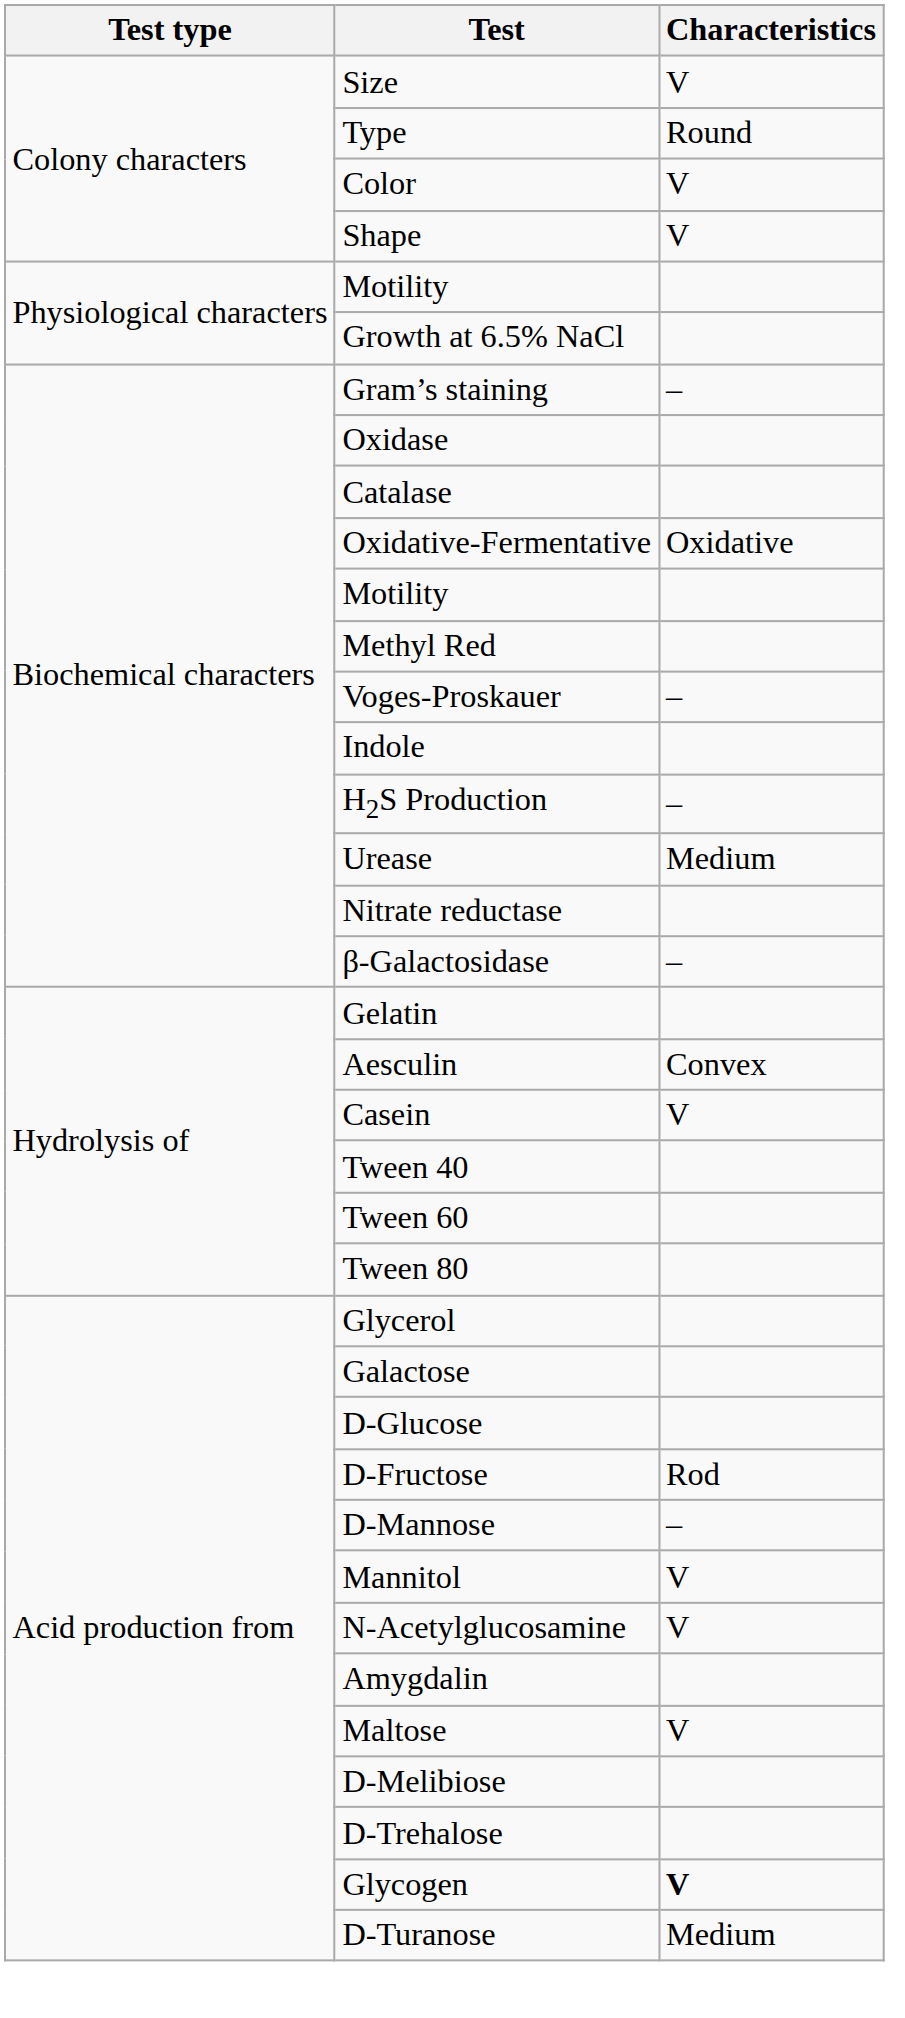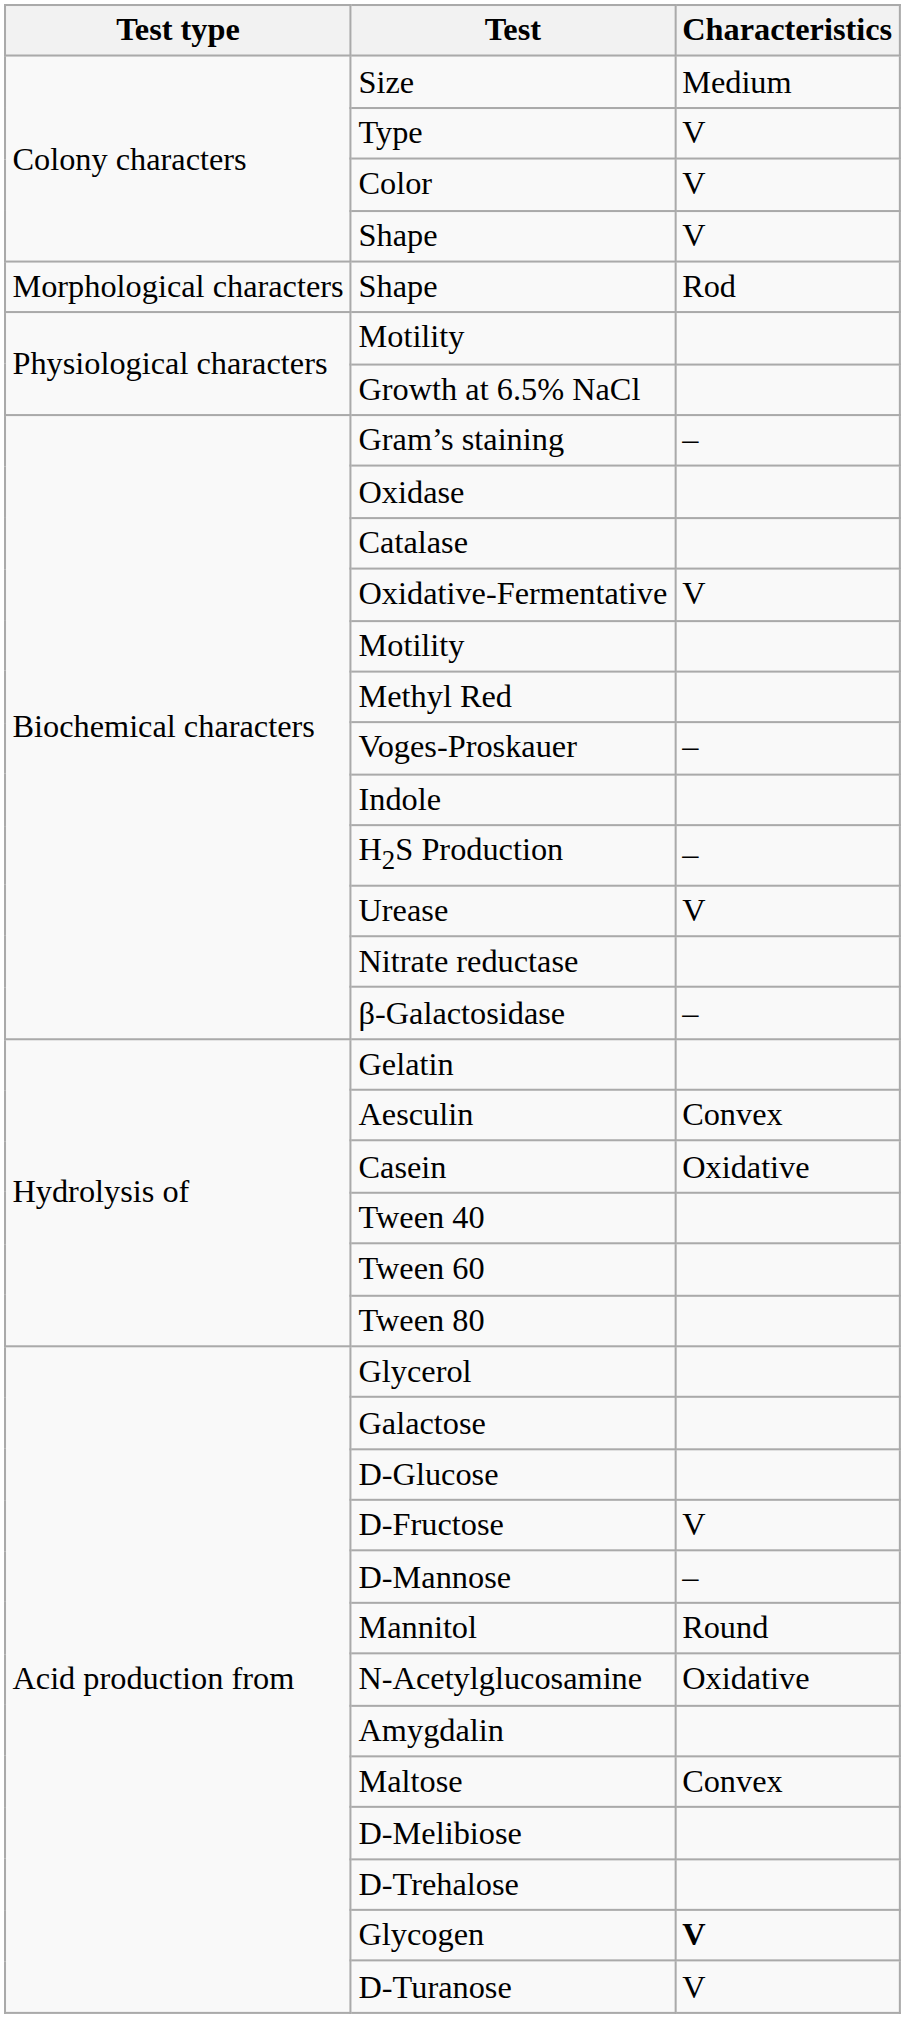(678, 81) V -> (737, 81) Medium
(709, 132) Round -> (694, 132) V
+ row: (178, 286)
(730, 542) Oxidative -> (694, 593) V
(721, 858) Medium -> (694, 909) V
(678, 1114) V -> (746, 1166) Oxidative
(693, 1473) Rod -> (694, 1525) V
(678, 1576) V -> (725, 1627) Round
(678, 1627) V -> (746, 1678) Oxidative
(678, 1730) V -> (732, 1781) Convex
(721, 1935) Medium -> (694, 1986) V
